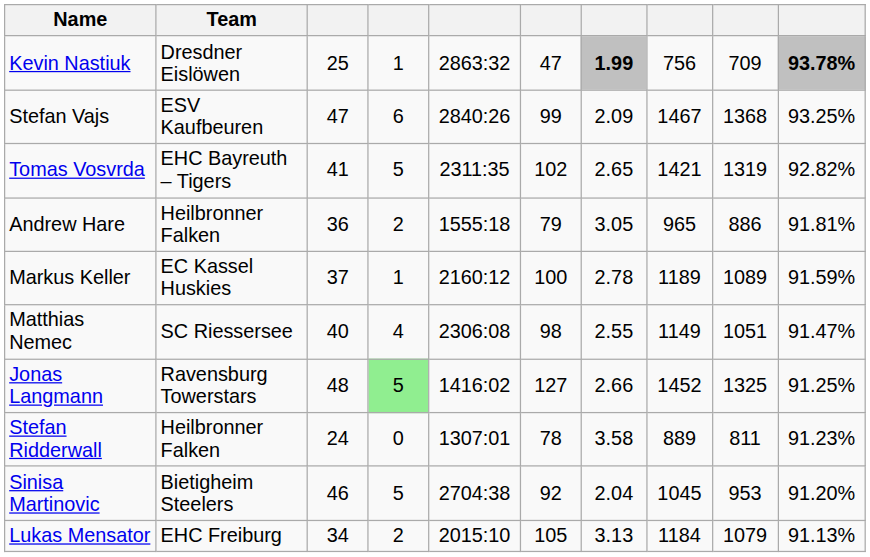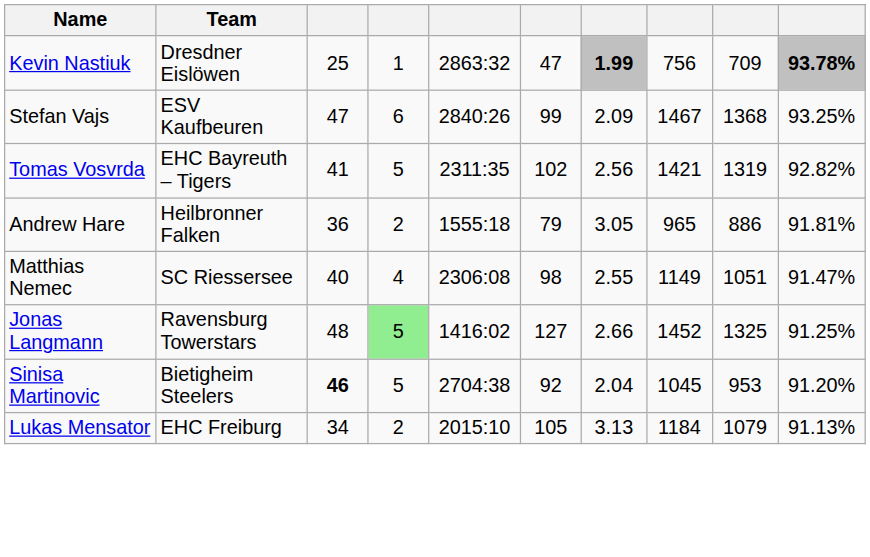(614, 170) 2.65 -> (614, 170) 2.56
- row: (70, 277)
- row: (56, 439)
(338, 493) normal -> (338, 385) bold
